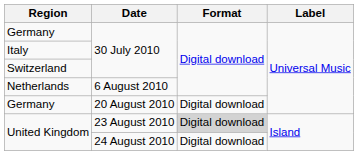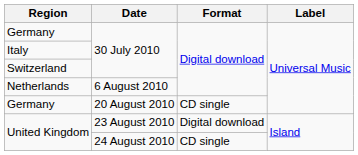(222, 104) Digital download -> (205, 104) CD single
(222, 123) lightgrey background -> (222, 123) no background
(222, 141) Digital download -> (205, 141) CD single
